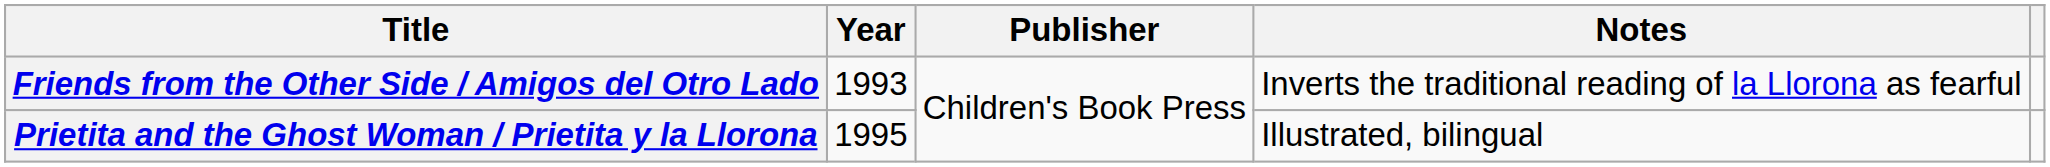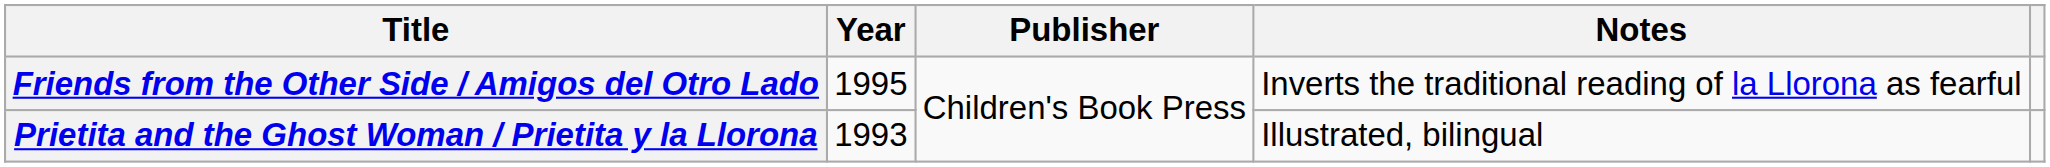(871, 82) 1993 -> (871, 82) 1995
(871, 135) 1995 -> (871, 135) 1993
